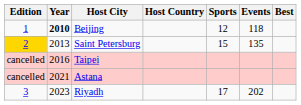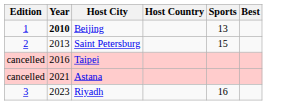- column: (256, 12)
(223, 28) 12 -> (223, 28) 13
(26, 44) gold background -> (26, 44) no background
(223, 92) 17 -> (223, 92) 16
